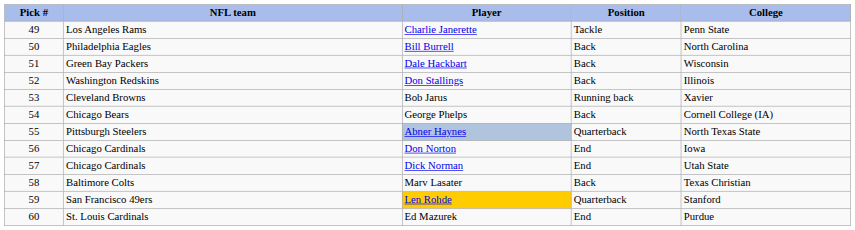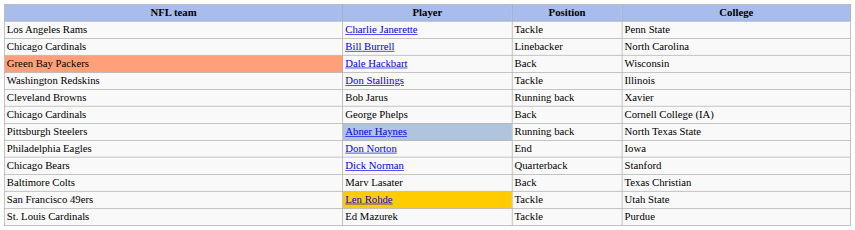- column: (34, 13)
(108, 47) Philadelphia Eagles -> (47, 47) Chicago Cardinals
(585, 47) Back -> (539, 47) Linebacker
(107, 64) no background -> (48, 64) lightsalmon background
(585, 81) Back -> (529, 81) Tackle
(97, 115) Chicago Bears -> (47, 115) Chicago Cardinals
(600, 132) Quarterback -> (544, 132) Running back
(106, 149) Chicago Cardinals -> (49, 149) Philadelphia Eagles
(106, 166) Chicago Cardinals -> (38, 166) Chicago Bears
(582, 166) End -> (541, 166) Quarterback
(706, 166) Utah State -> (643, 166) Stanford
(600, 200) Quarterback -> (529, 200) Tackle
(702, 200) Stanford -> (647, 200) Utah State
(582, 217) End -> (529, 217) Tackle
